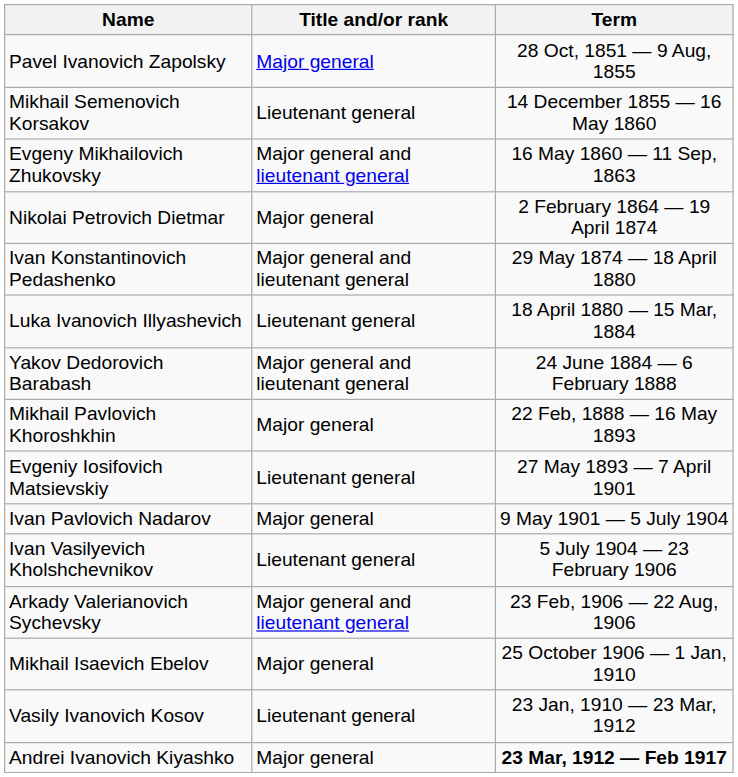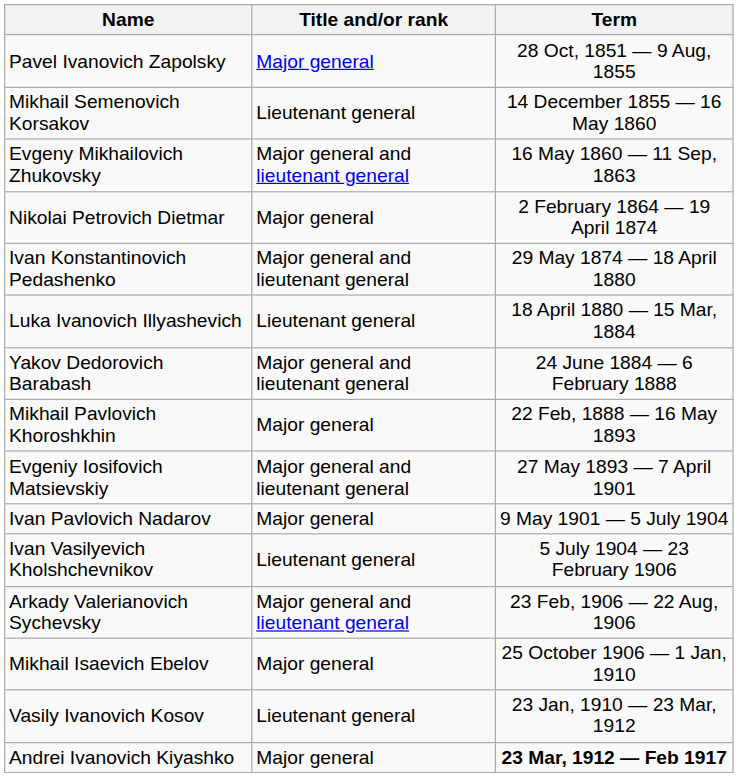(336, 477) Lieutenant general -> (334, 477) Major general and lieutenant general
